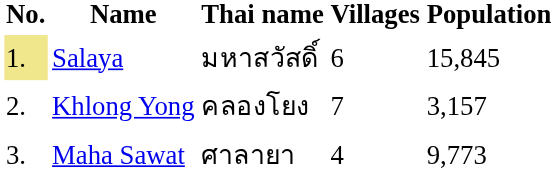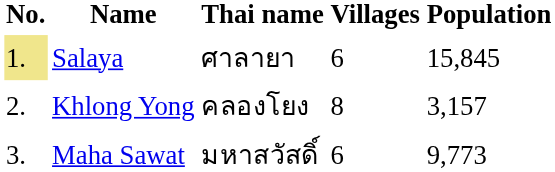(260, 58) มหาสวัสดิ์ -> (248, 58) ศาลายา
(337, 105) 7 -> (337, 105) 8
(248, 154) ศาลายา -> (260, 154) มหาสวัสดิ์
(337, 154) 4 -> (337, 154) 6
